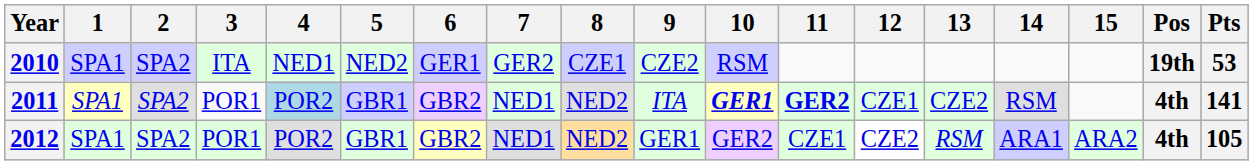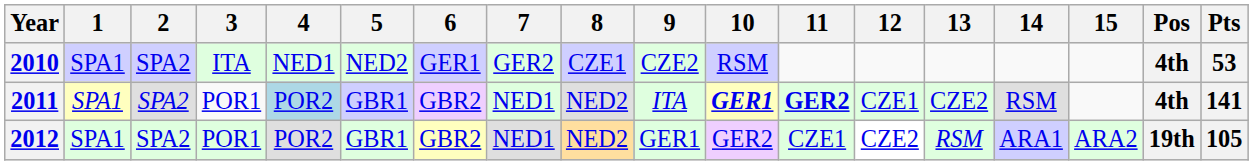(1172, 62) 19th -> (1172, 62) 4th
(1172, 139) 4th -> (1172, 139) 19th
